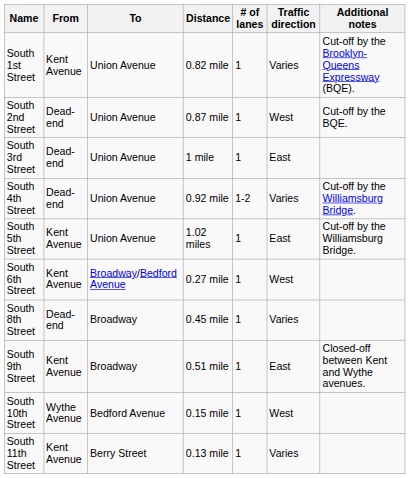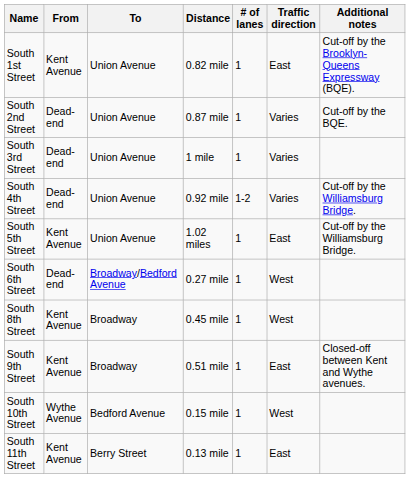(284, 65) Varies -> (280, 65) East
(281, 117) West -> (284, 117) Varies
(280, 158) East -> (284, 158) Varies
(64, 279) Kent Avenue -> (60, 279) Dead-end
(60, 320) Dead-end -> (64, 320) Kent Avenue
(284, 320) Varies -> (281, 320) West
(284, 453) Varies -> (280, 453) East
